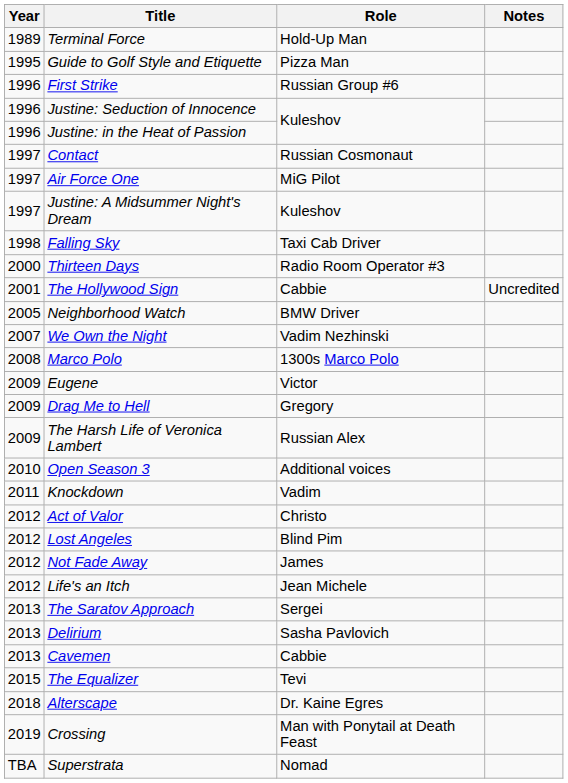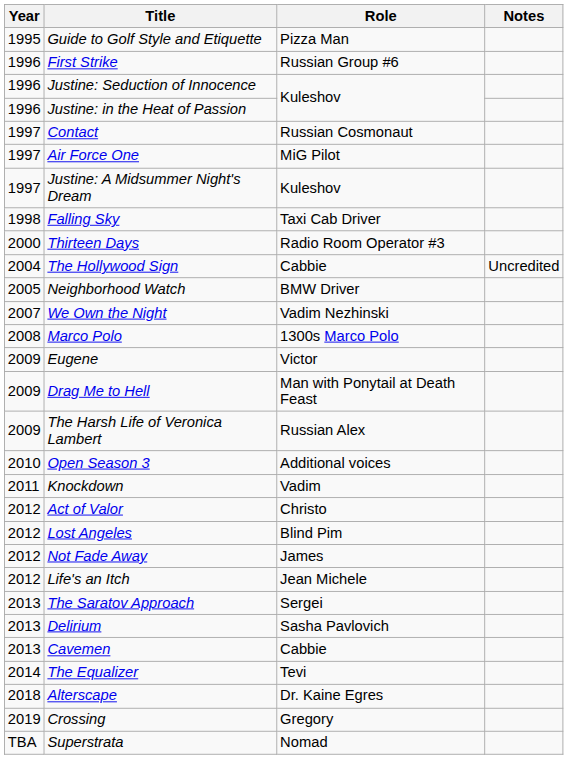- row: (96, 39)
(24, 289) 2001 -> (24, 266) 2004
(307, 406) Gregory -> (368, 391) Man with Ponytail at Death Feast
(24, 679) 2015 -> (24, 672) 2014
(368, 734) Man with Ponytail at Death Feast -> (307, 719) Gregory
